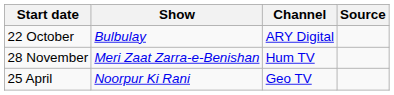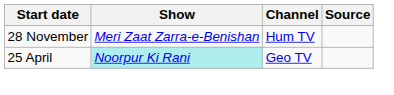- row: (41, 36)
(142, 79) no background -> (142, 57) paleturquoise background
